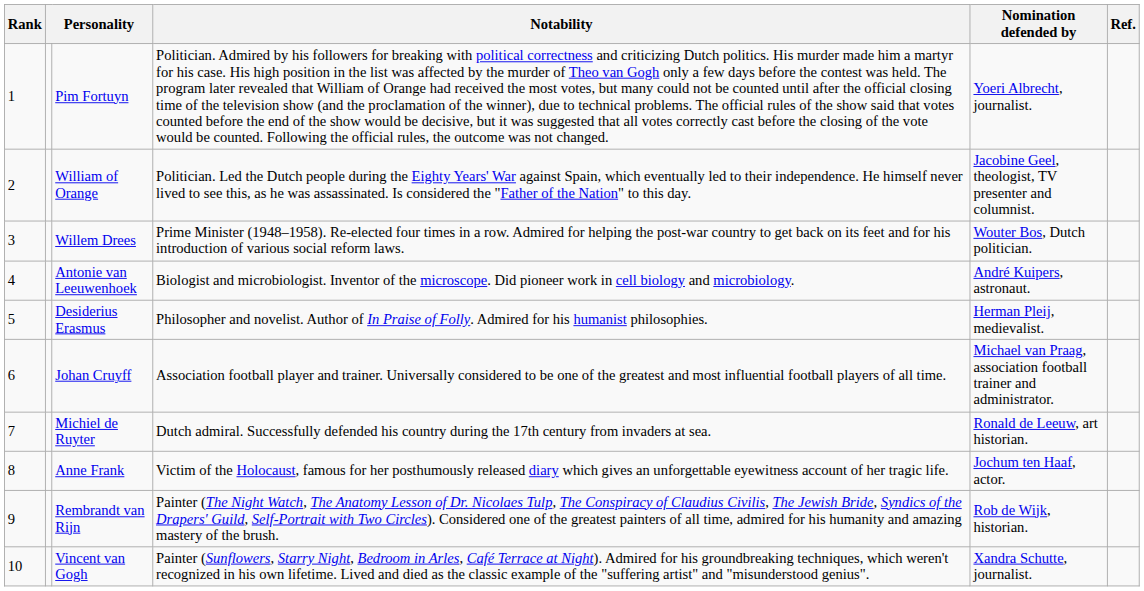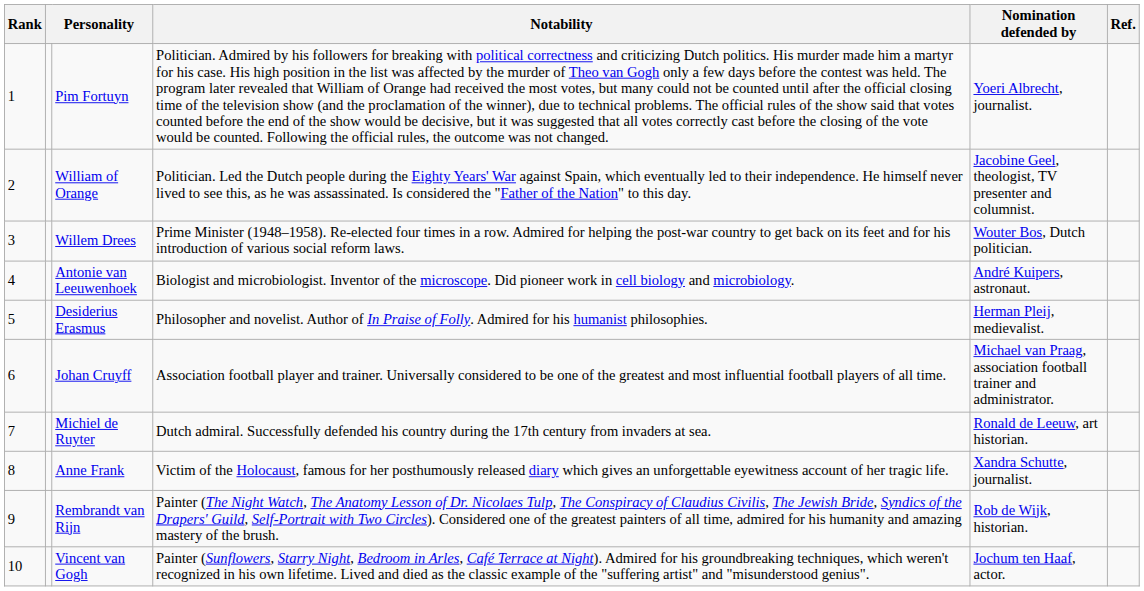(1025, 471) Jochum ten Haaf, actor. -> (1020, 471) Xandra Schutte, journalist.
(1020, 566) Xandra Schutte, journalist. -> (1025, 566) Jochum ten Haaf, actor.
